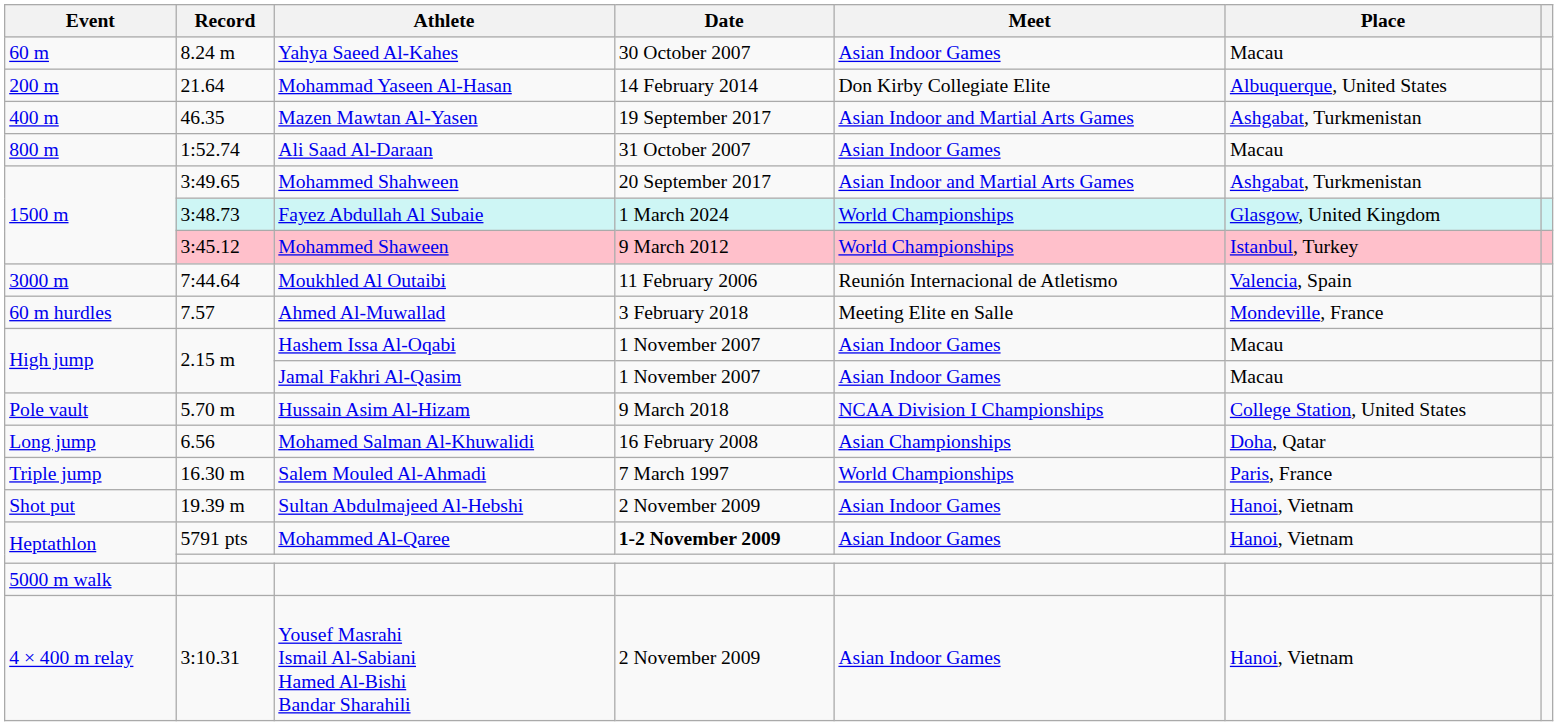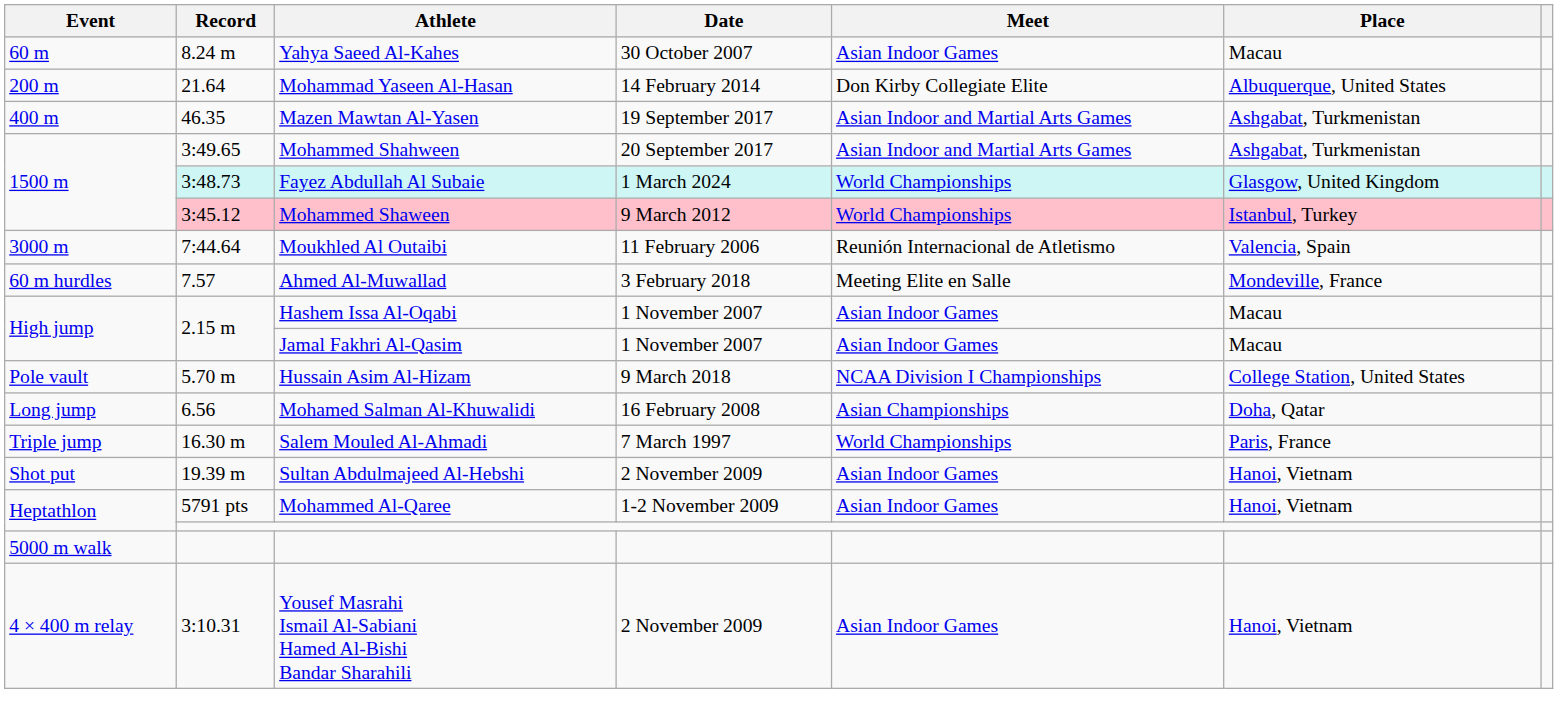- row: (34, 150)
(700, 538) bold -> (700, 505) normal
